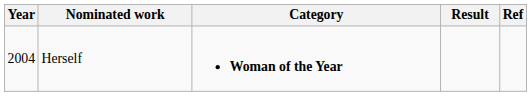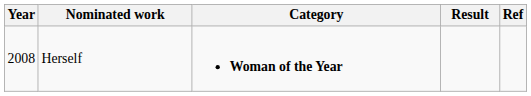(21, 58) 2004 -> (21, 58) 2008
